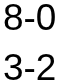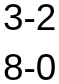rows swapped: (30, 17) <-> (30, 68)
